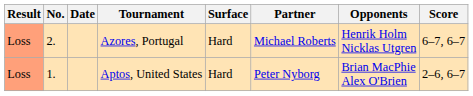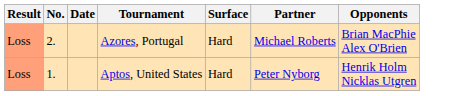- column: (444, 14)
(379, 40) Henrik Holm Nicklas Utgren -> (379, 40) Brian MacPhie Alex O'Brien
(379, 74) Brian MacPhie Alex O'Brien -> (379, 74) Henrik Holm Nicklas Utgren
